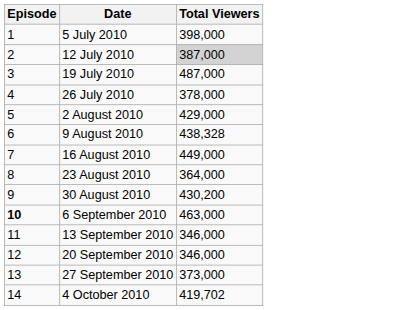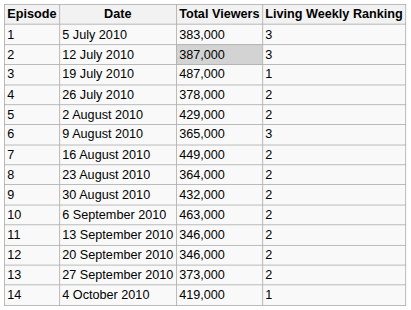+ column: (334, 14)
(202, 34) 398,000 -> (202, 34) 383,000
(202, 134) 438,328 -> (202, 134) 365,000
(202, 194) 430,200 -> (202, 194) 432,000
(14, 214) bold -> (14, 214) normal
(202, 295) 419,702 -> (202, 295) 419,000
